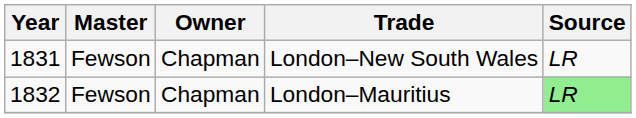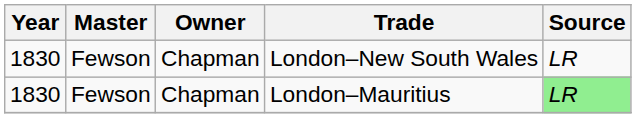(35, 58) 1831 -> (35, 58) 1830
(35, 94) 1832 -> (35, 94) 1830
